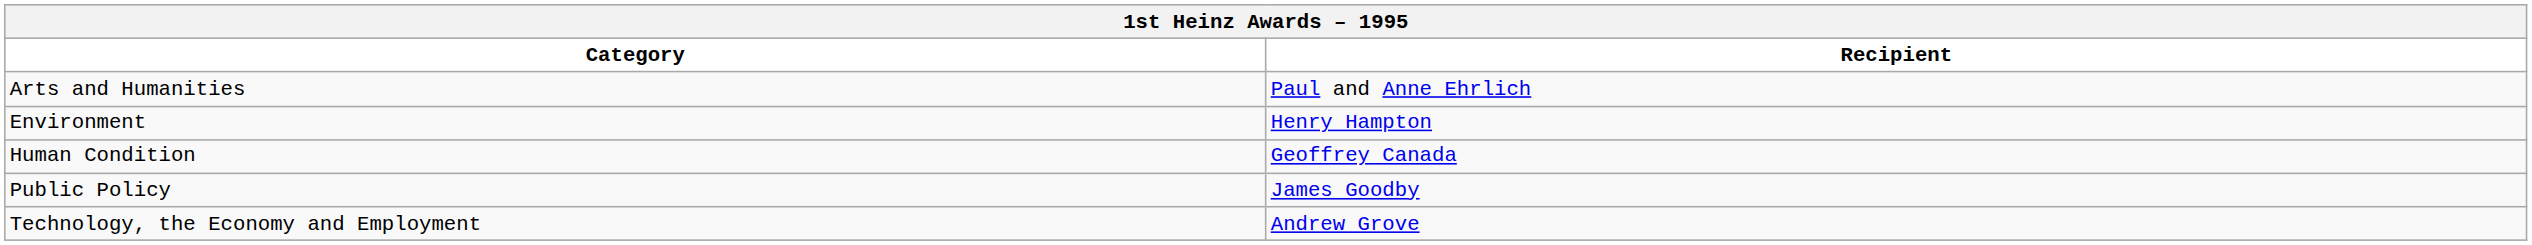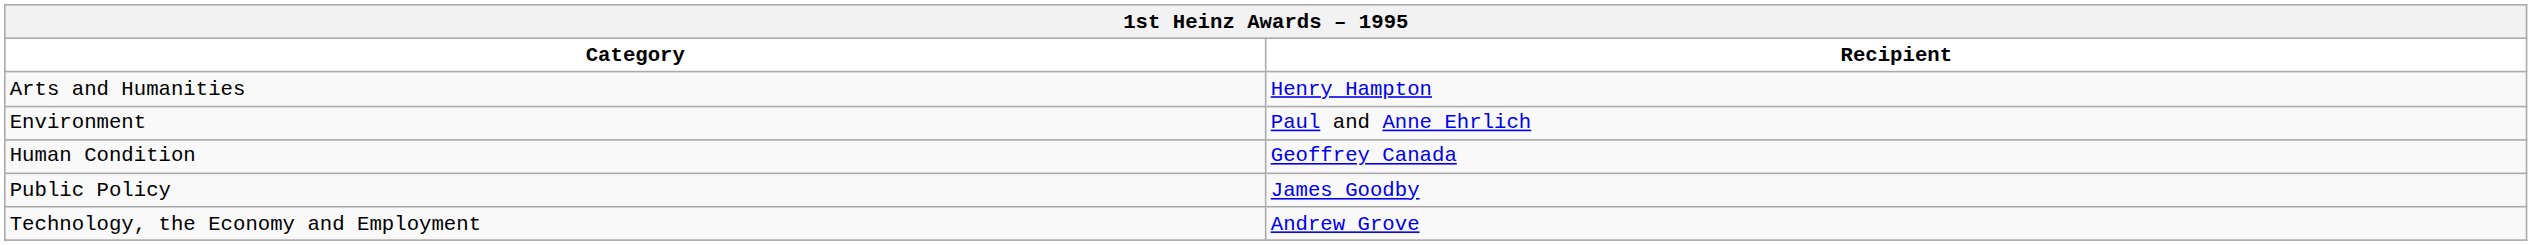(1401, 89) Paul and Anne Ehrlich -> (1351, 89) Henry Hampton
(1351, 123) Henry Hampton -> (1401, 123) Paul and Anne Ehrlich
